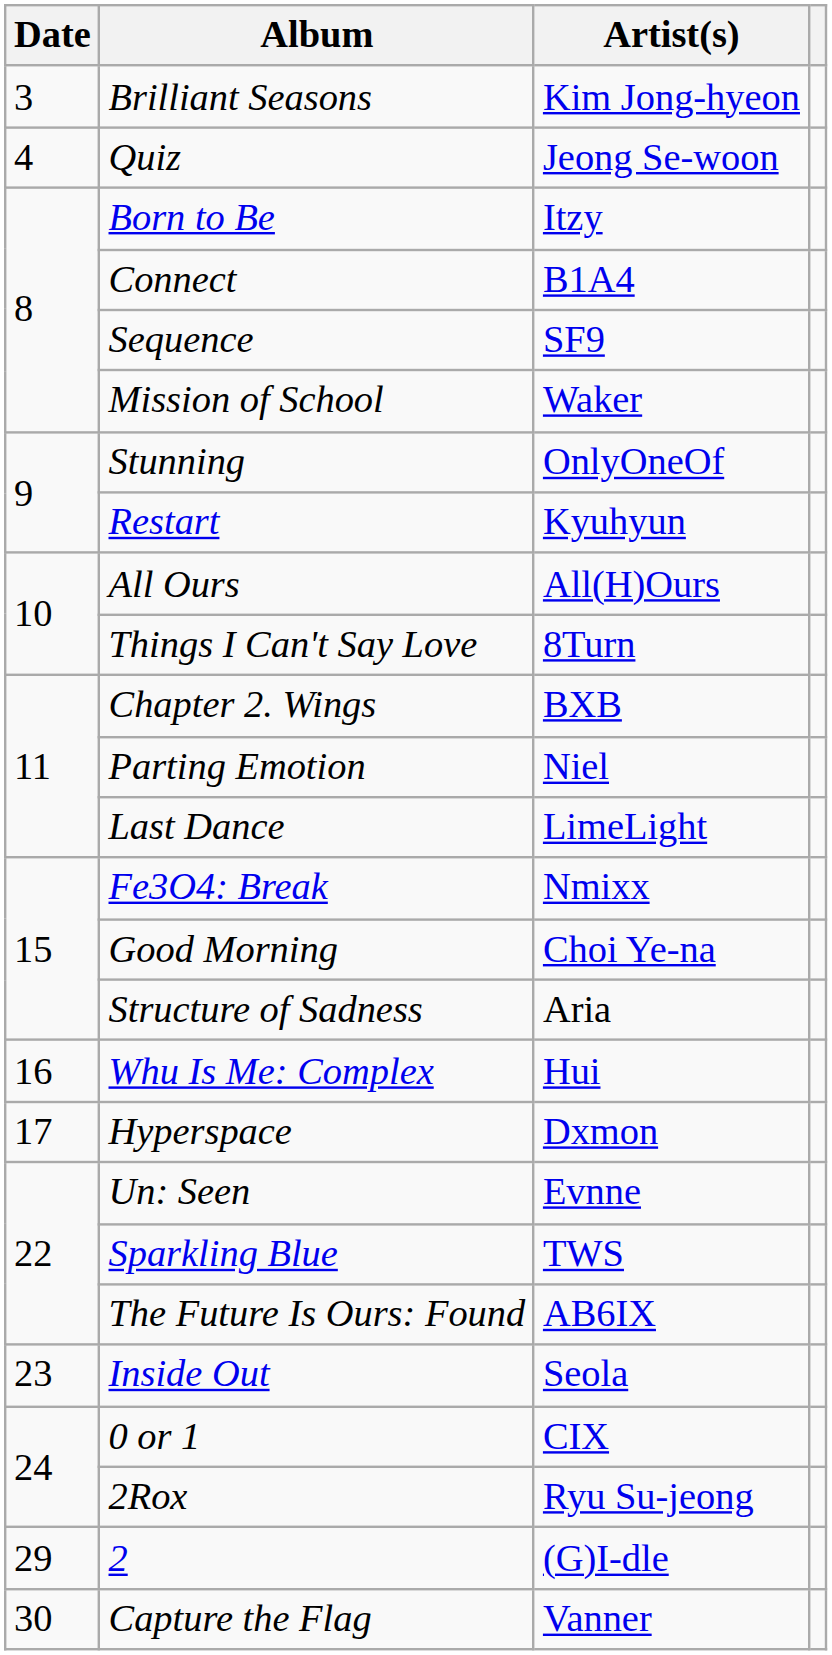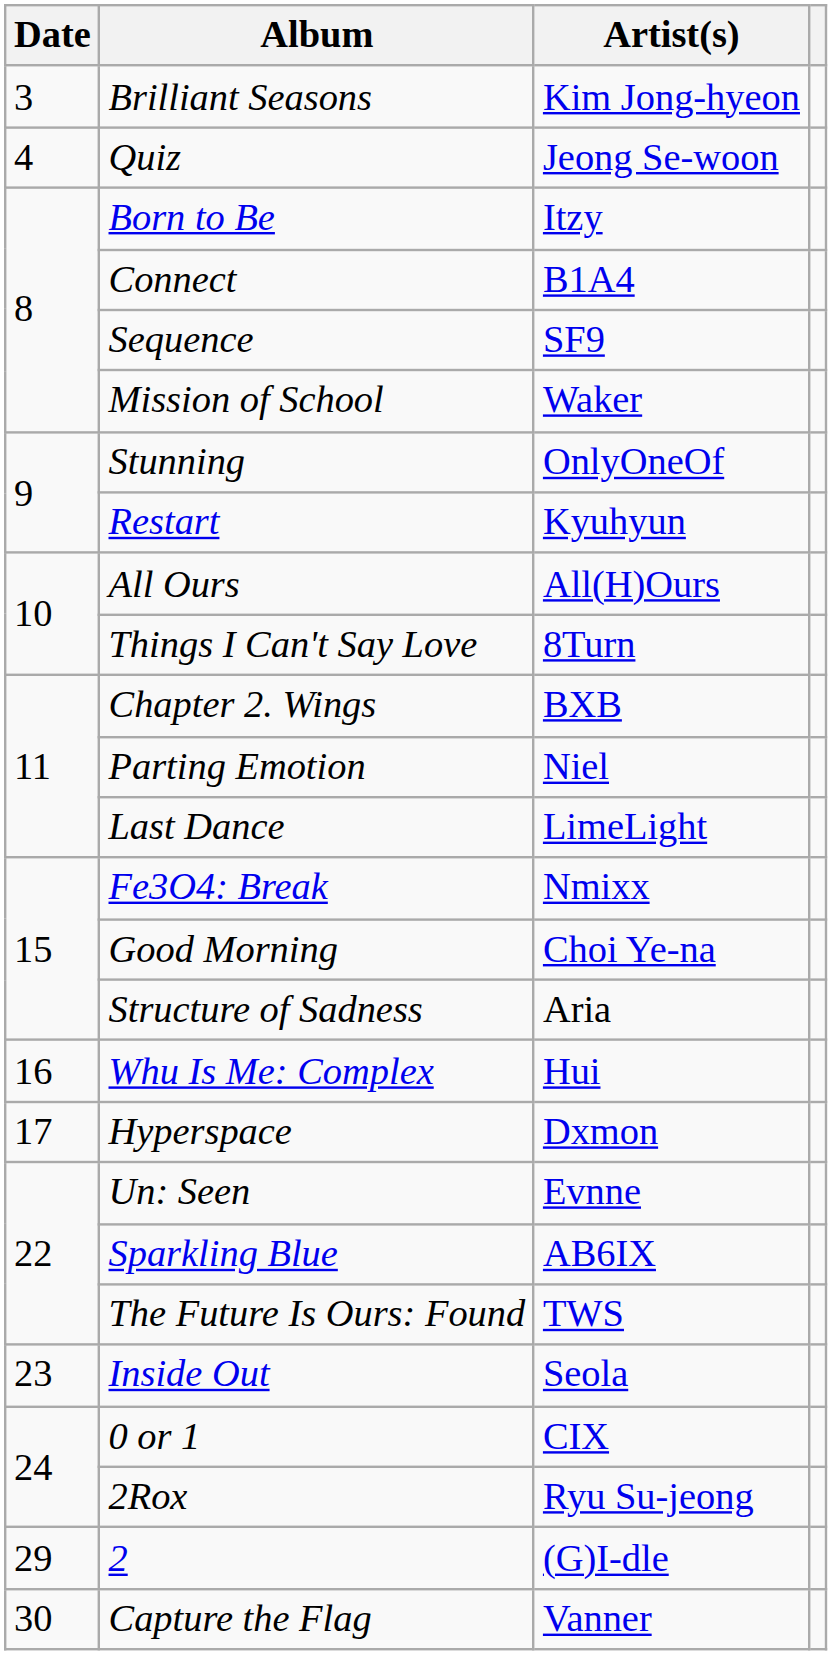(583, 1252) TWS -> (599, 1252) AB6IX
(599, 1313) AB6IX -> (583, 1313) TWS
